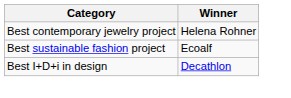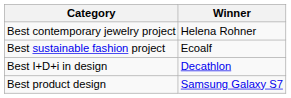+ row: (56, 84)
